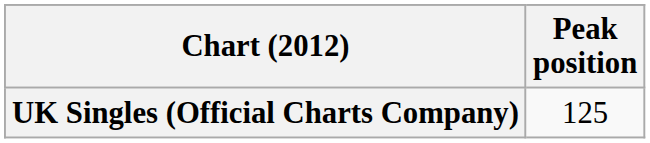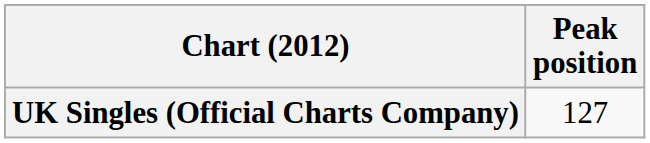(585, 112) 125 -> (585, 112) 127
